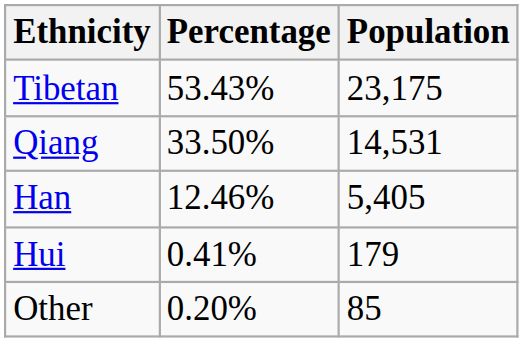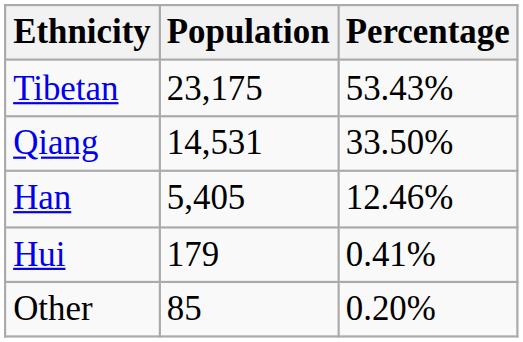columns swapped: (428, 32) <-> (249, 32)
